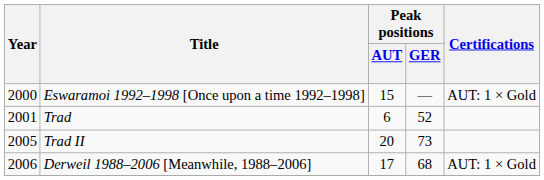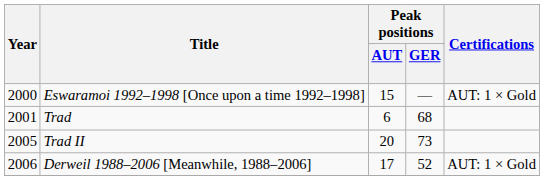(425, 118) 52 -> (425, 118) 68
(425, 164) 68 -> (425, 164) 52
